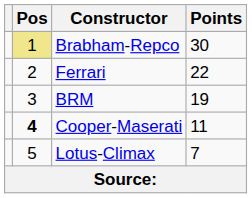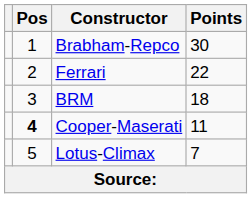(32, 45) khaki background -> (32, 45) no background
(200, 99) 19 -> (200, 99) 18
